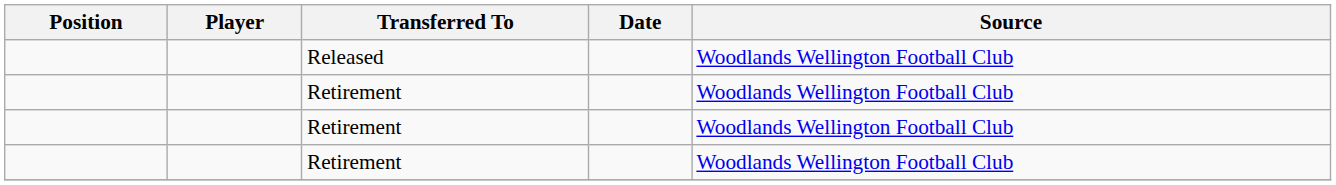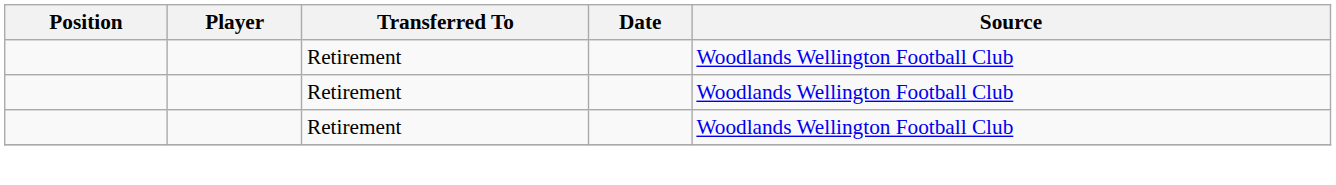- row: (86, 58)
